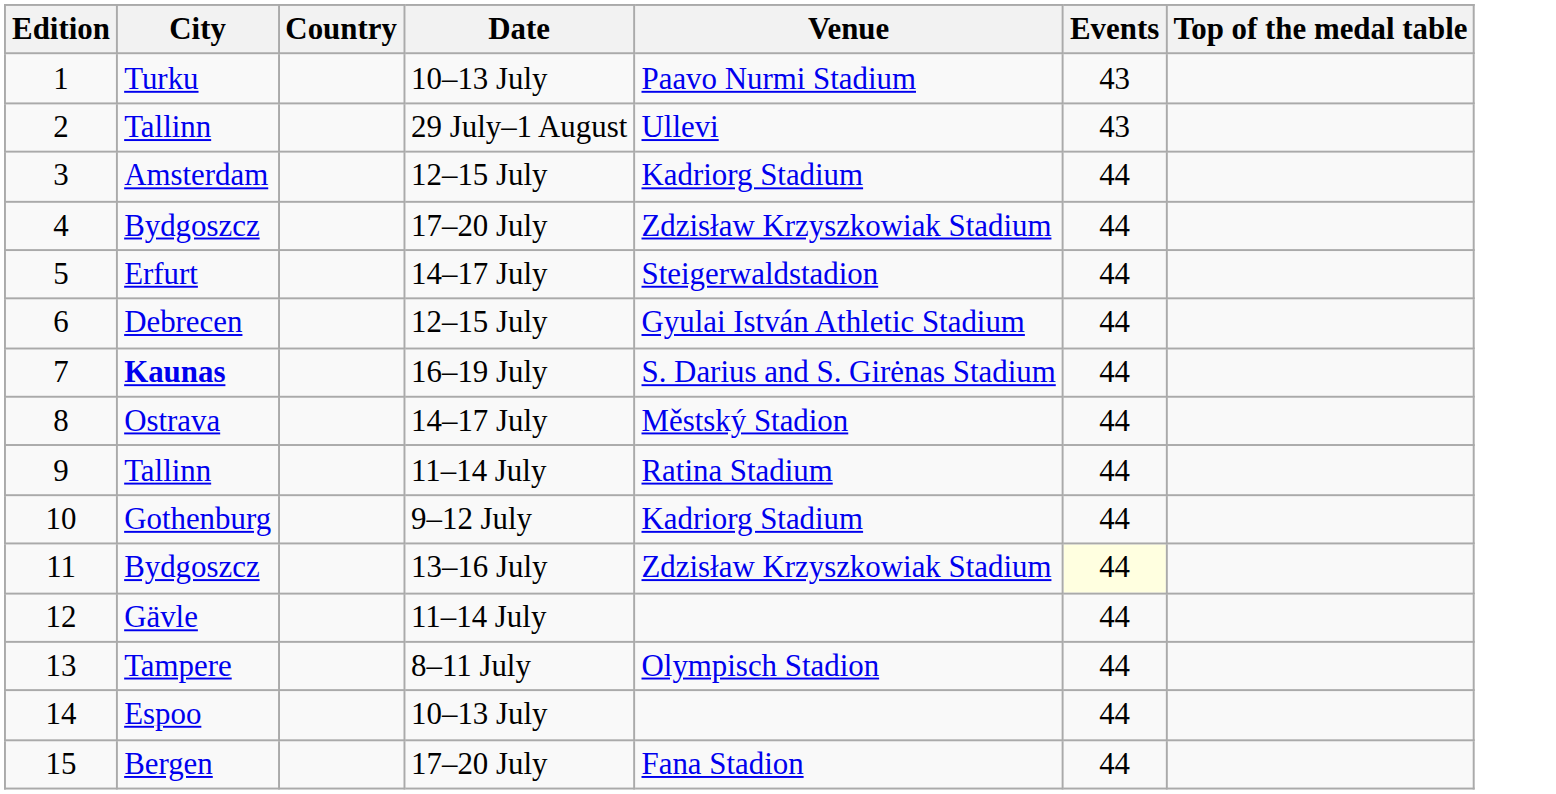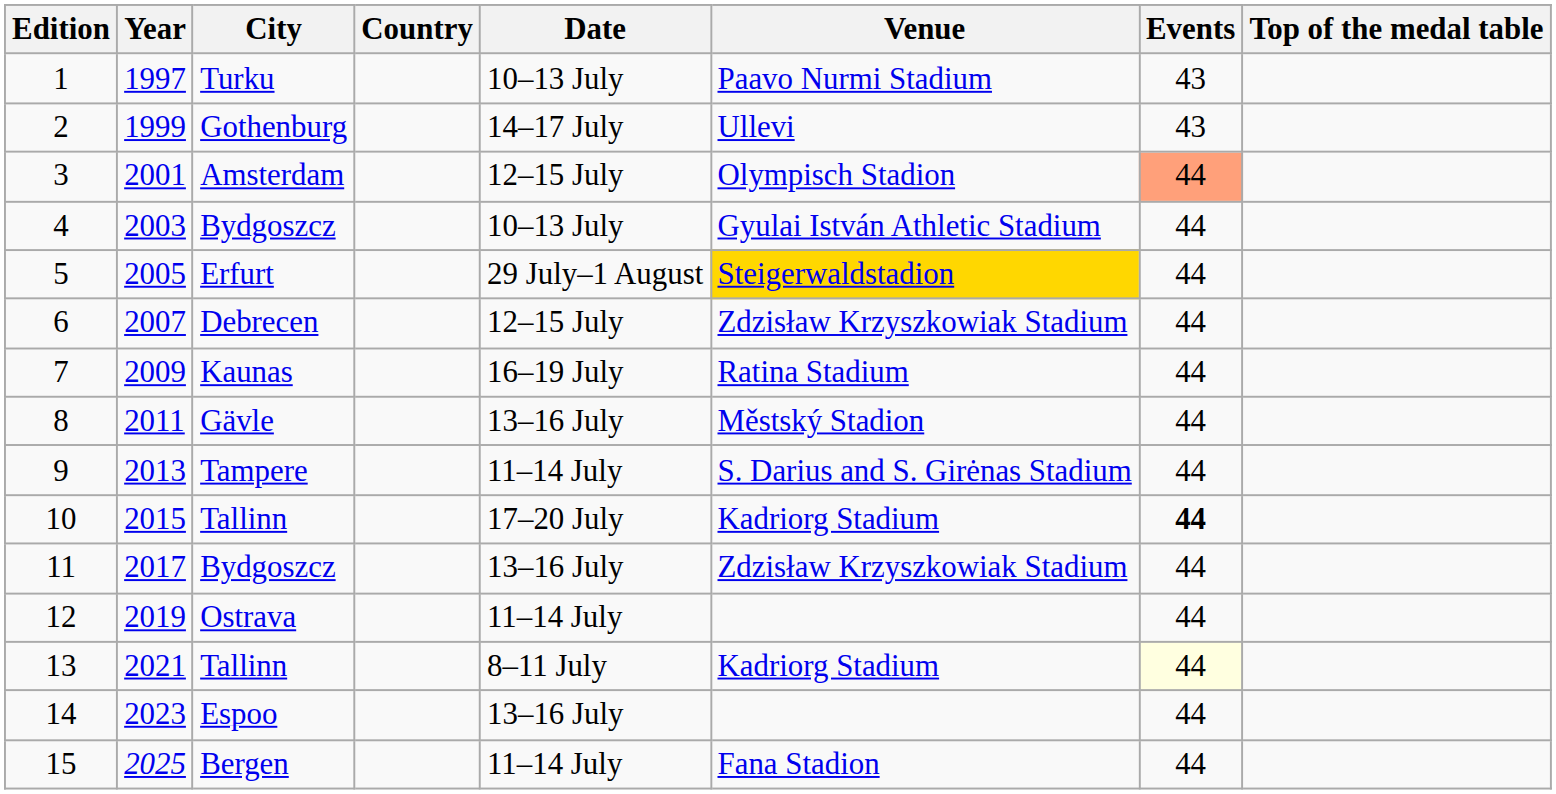+ column: (155, 28)
(168, 126) Tallinn -> (274, 126) Gothenburg
(519, 126) 29 July–1 August -> (555, 126) 14–17 July
(752, 175) Kadriorg Stadium -> (836, 175) Olympisch Stadion
(1115, 175) no background -> (1191, 175) lightsalmon background
(479, 224) 17–20 July -> (555, 224) 10–13 July
(846, 224) Zdzisław Krzyszkowiak Stadium -> (909, 224) Gyulai István Athletic Stadium
(479, 273) 14–17 July -> (595, 273) 29 July–1 August
(760, 273) no background -> (836, 273) gold background
(833, 322) Gyulai István Athletic Stadium -> (922, 322) Zdzisław Krzyszkowiak Stadium
(175, 371) bold -> (246, 371) normal
(849, 371) S. Darius and S. Girėnas Stadium -> (813, 371) Ratina Stadium
(172, 420) Ostrava -> (237, 420) Gävle
(479, 420) 14–17 July -> (555, 420) 13–16 July
(168, 469) Tallinn -> (254, 469) Tampere
(737, 469) Ratina Stadium -> (925, 469) S. Darius and S. Girėnas Stadium
(198, 518) Gothenburg -> (244, 518) Tallinn
(472, 518) 9–12 July -> (555, 518) 17–20 July
(1115, 518) normal -> (1191, 518) bold
(1115, 567) lightyellow background -> (1191, 567) no background
(161, 616) Gävle -> (248, 616) Ostrava
(178, 665) Tampere -> (244, 665) Tallinn
(760, 665) Olympisch Stadion -> (828, 665) Kadriorg Stadium
(1115, 665) no background -> (1191, 665) lightyellow background
(479, 714) 10–13 July -> (555, 714) 13–16 July
(479, 763) 17–20 July -> (555, 763) 11–14 July
